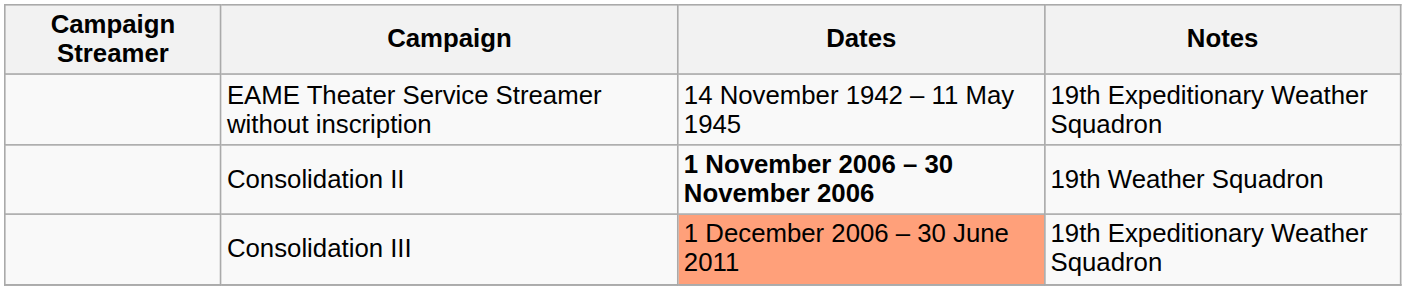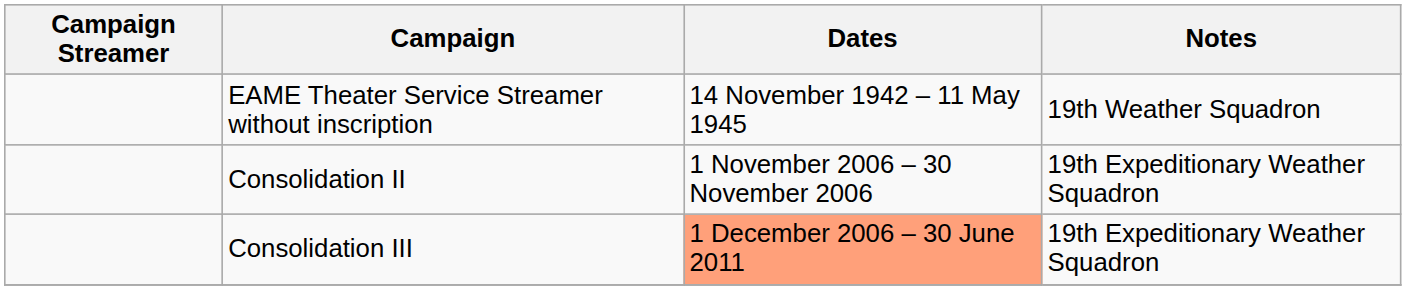(1209, 109) 19th Expeditionary Weather Squadron -> (1184, 109) 19th Weather Squadron
(818, 179) bold -> (821, 179) normal
(1187, 179) 19th Weather Squadron -> (1206, 179) 19th Expeditionary Weather Squadron
